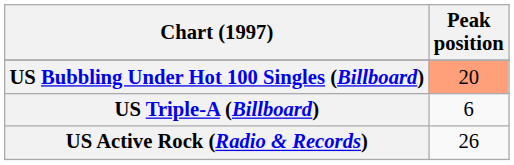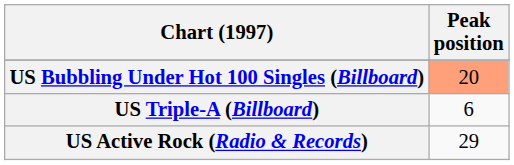(469, 142) 26 -> (469, 142) 29
